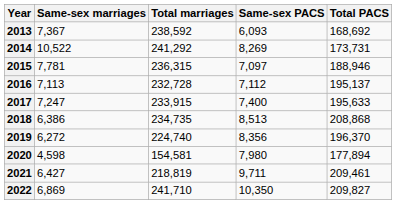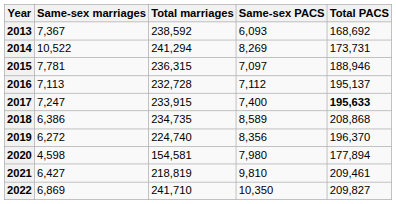(171, 48) 241,292 -> (171, 48) 241,294
(350, 102) normal -> (350, 102) bold
(253, 119) 8,513 -> (253, 119) 8,589
(252, 173) 9,711 -> (253, 173) 9,810
